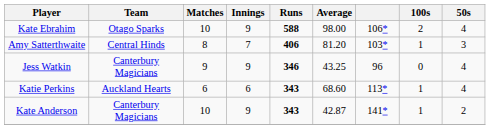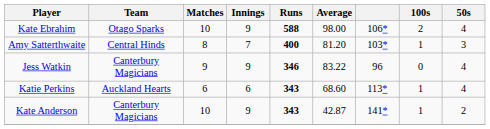(291, 45) 406 -> (291, 45) 400
(334, 67) 43.25 -> (334, 67) 83.22
